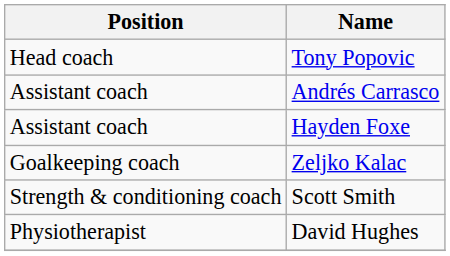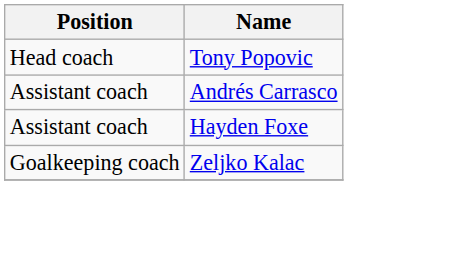- row: (343, 197)
- row: (355, 232)
